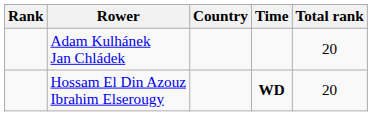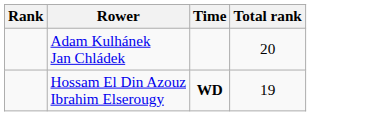- column: (220, 16)
(330, 90) 20 -> (268, 90) 19
